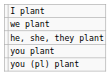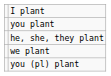rows swapped: (32, 51) <-> (30, 24)
